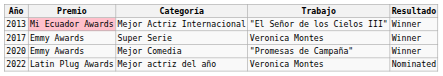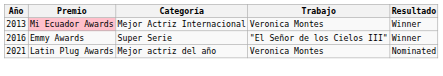(319, 24) "El Señor de los Cielos III" -> (287, 24) Veronica Montes
(16, 38) 2017 -> (16, 38) 2016
(287, 38) Veronica Montes -> (319, 38) "El Señor de los Cielos III"
- row: (150, 51)
(16, 64) 2022 -> (16, 51) 2021
